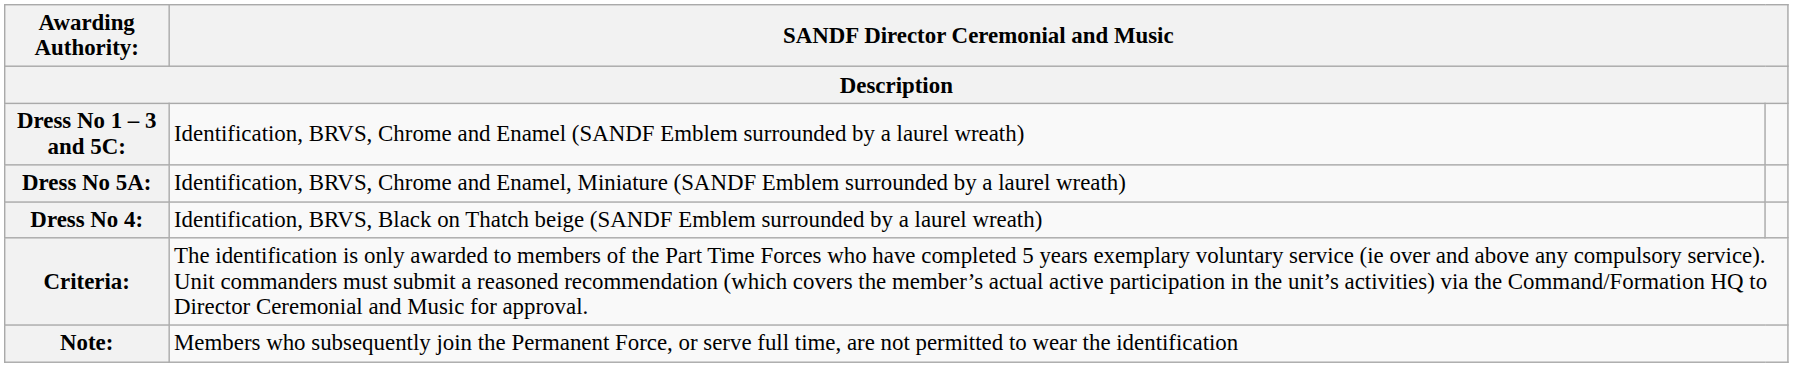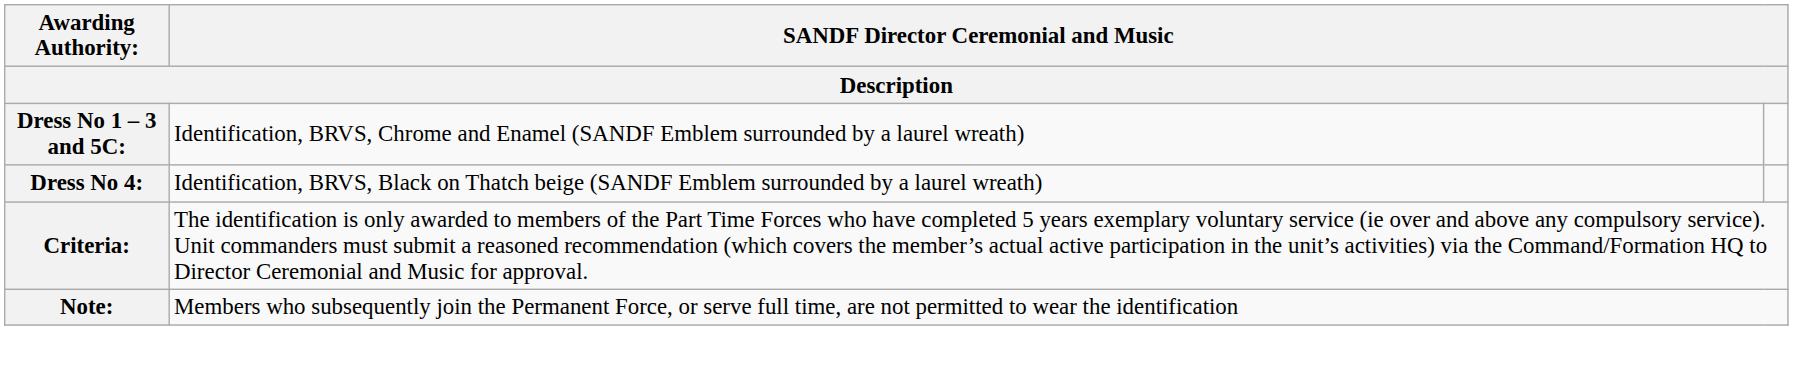- row: (87, 182)
